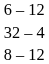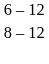- row: (24, 32)
